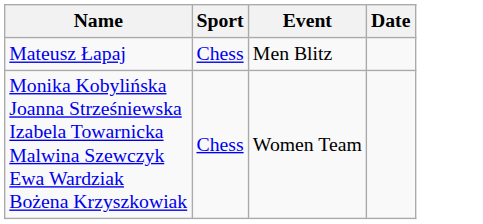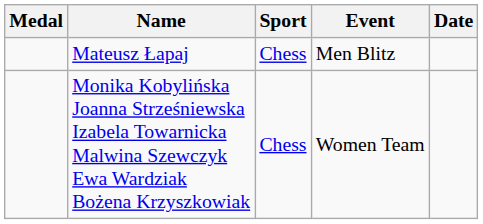+ column: (36, 21)
